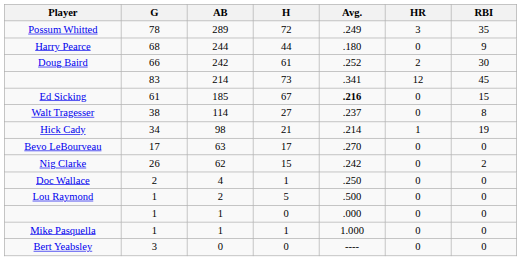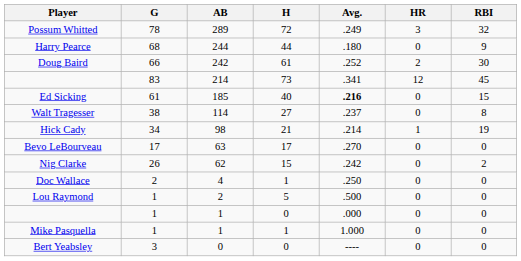(484, 29) 35 -> (484, 29) 32
(286, 96) 67 -> (286, 96) 40
